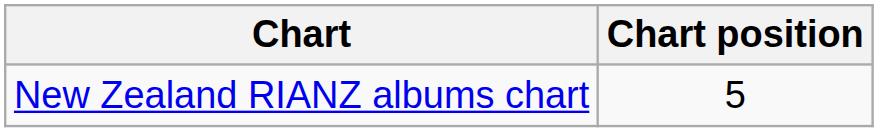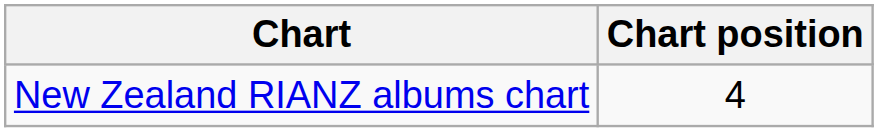(735, 94) 5 -> (735, 94) 4
